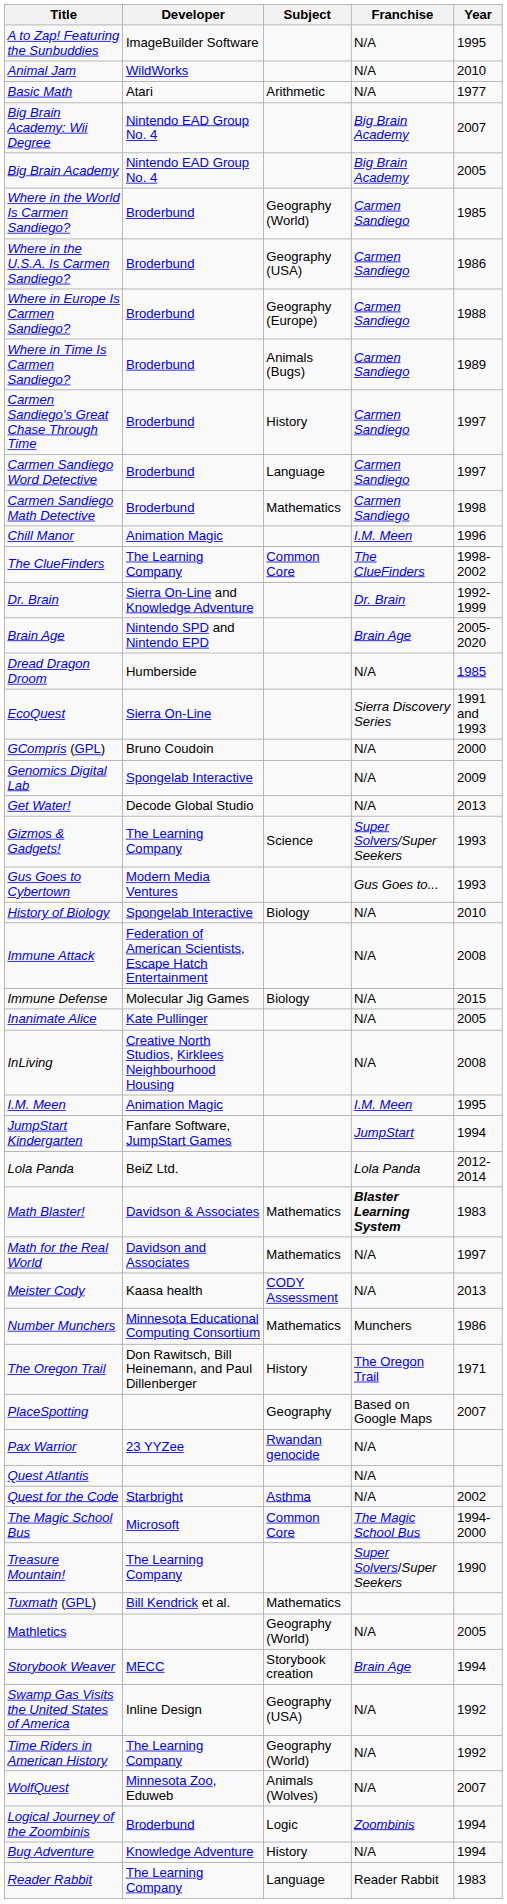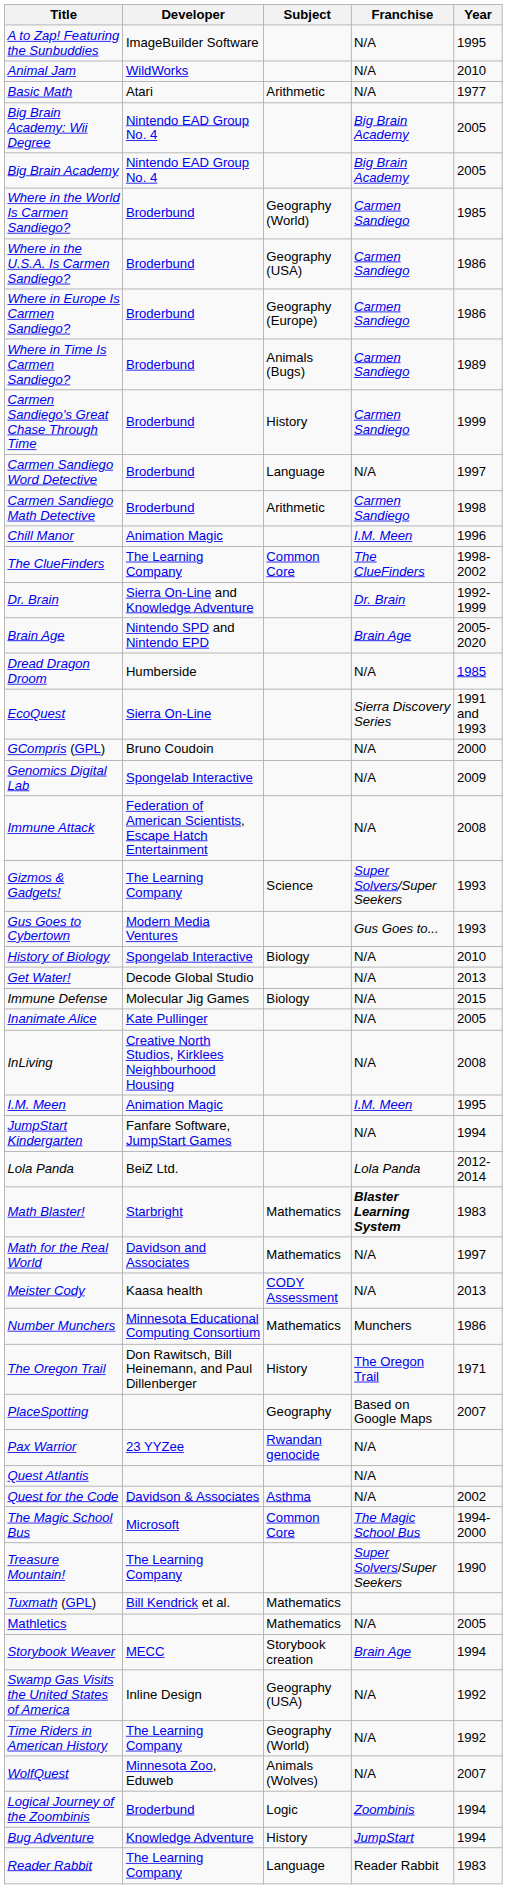(472, 127) 2007 -> (472, 127) 2005
(472, 314) 1988 -> (472, 314) 1986
(472, 422) 1997 -> (472, 422) 1999
(382, 472) Carmen Sandiego -> (365, 472) N/A
(304, 508) Mathematics -> (296, 508) Arithmetic
rows swapped: (39, 806) <-> (51, 955)
(384, 1133) JumpStart -> (365, 1133) N/A
(193, 1212) Davidson & Associates -> (154, 1212) Starbright
(154, 1496) Starbright -> (193, 1496) Davidson & Associates
(299, 1631) Geography (World) -> (304, 1624) Mathematics
(365, 1852) N/A -> (384, 1837) JumpStart
